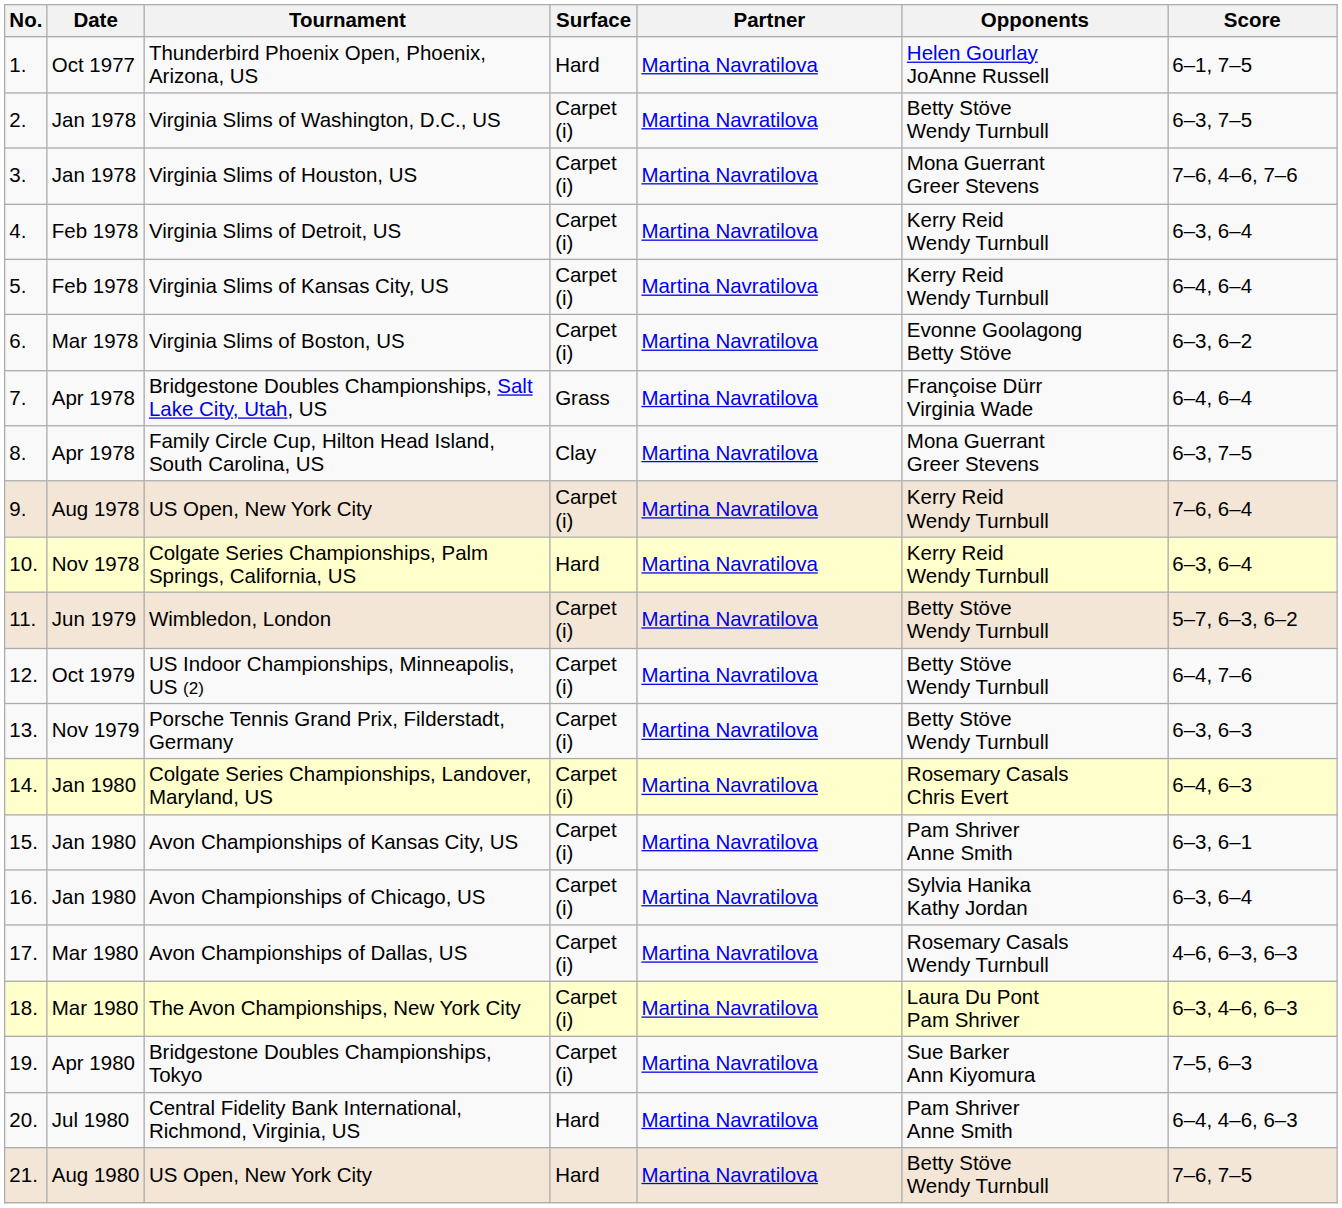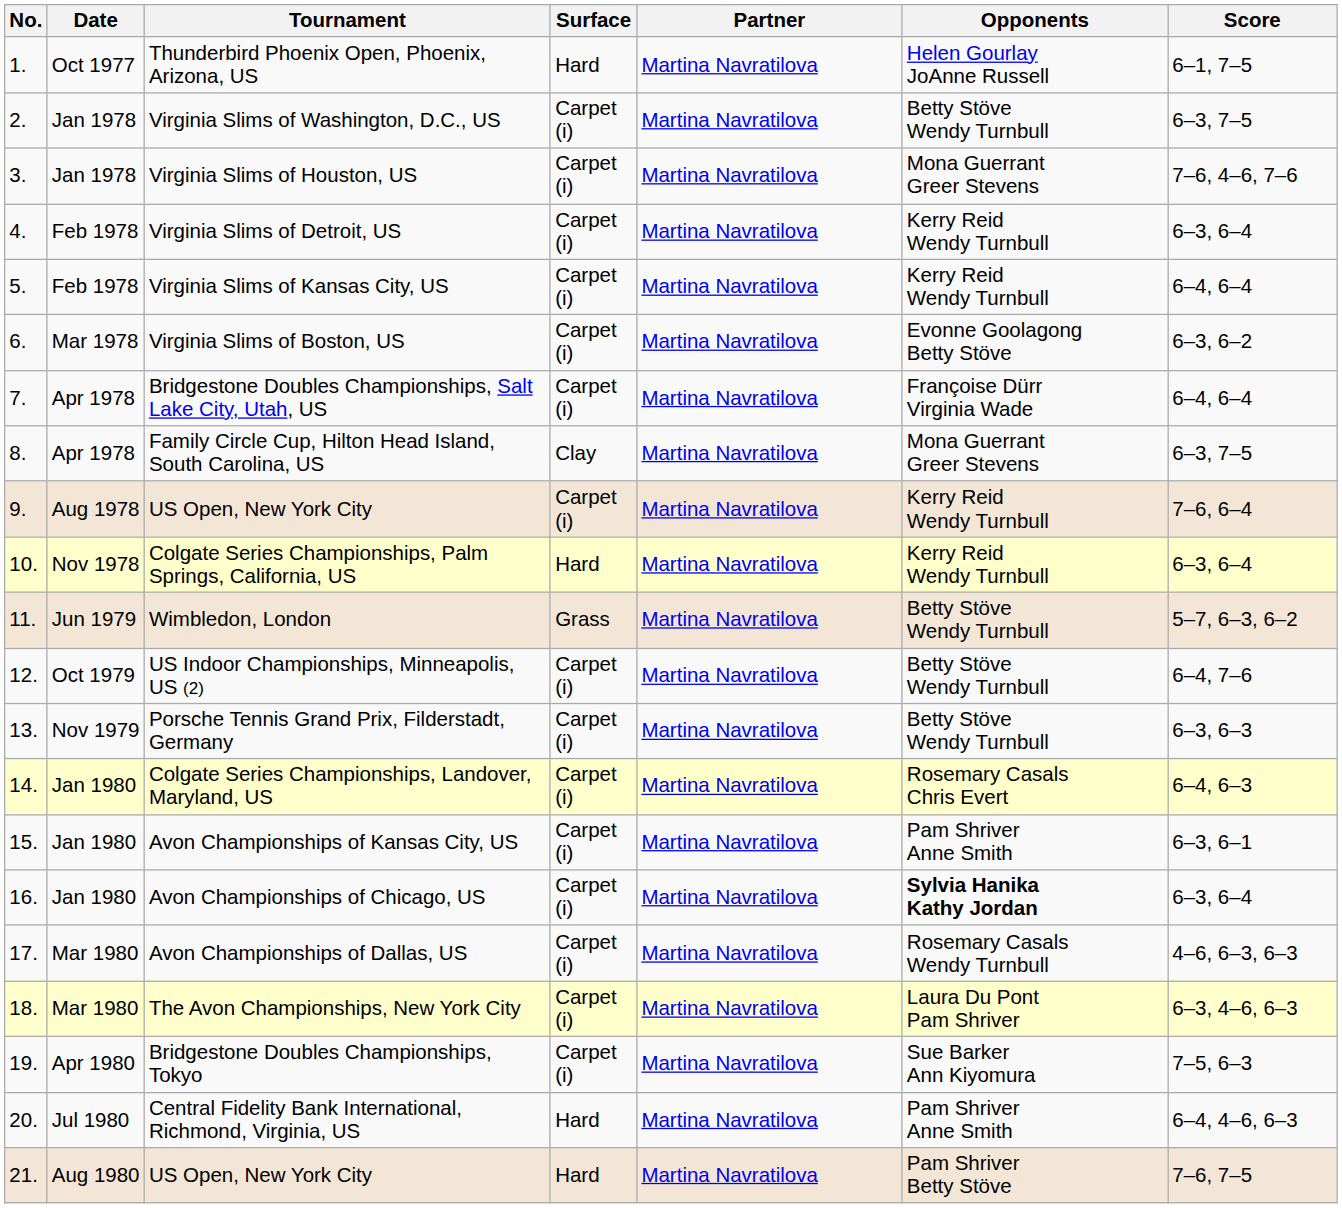(582, 397) Grass -> (586, 397) Carpet (i)
(586, 619) Carpet (i) -> (582, 619) Grass
(969, 897) normal -> (973, 897) bold
(978, 1175) Betty Stöve Wendy Turnbull -> (963, 1175) Pam Shriver Betty Stöve
